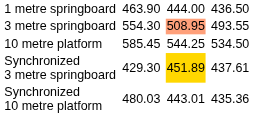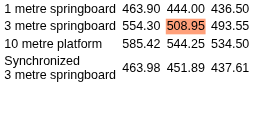(141, 43) 585.45 -> (141, 43) 585.42
(141, 67) 429.30 -> (141, 67) 463.98
(186, 67) gold background -> (186, 67) no background
- row: (53, 99)
